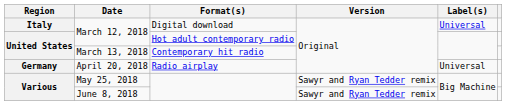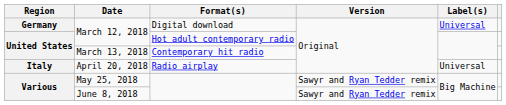(39, 25) Italy -> (39, 25) Germany
(39, 66) Germany -> (39, 66) Italy
